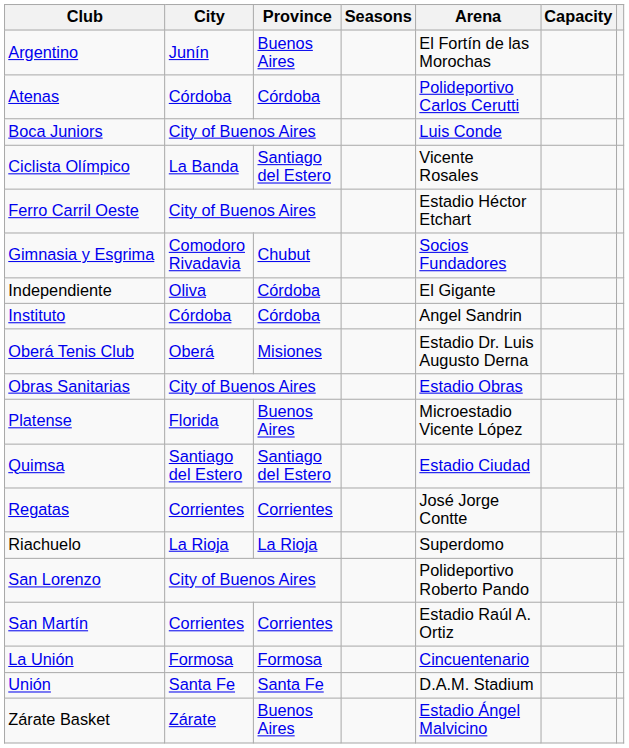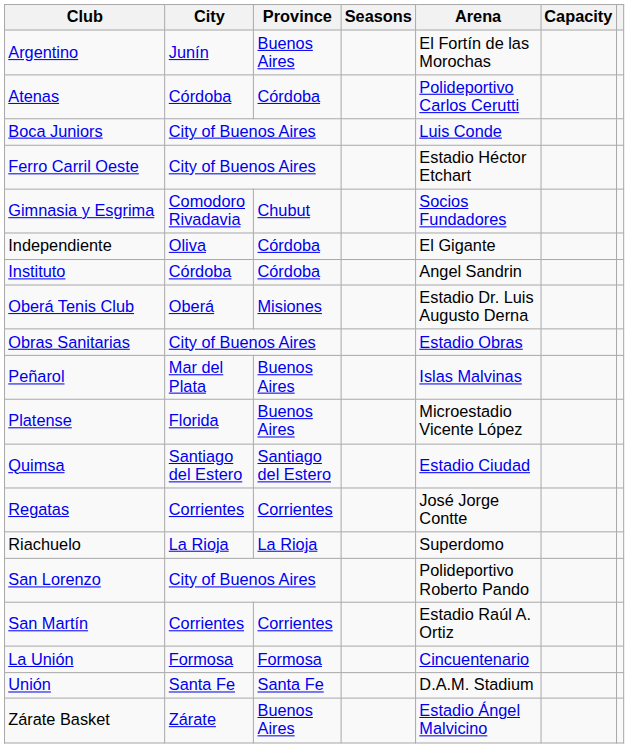- row: (69, 166)
+ row: (36, 377)
